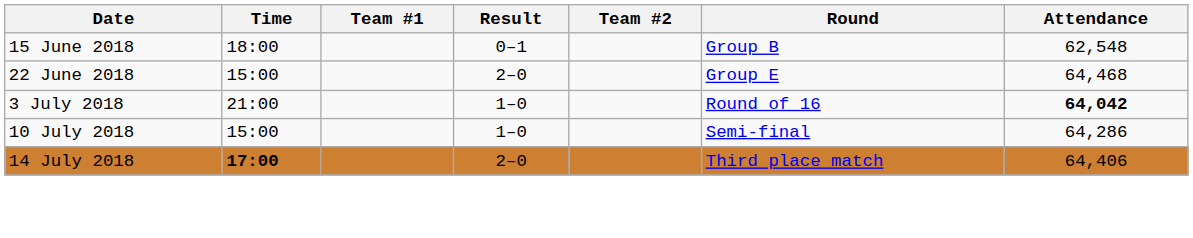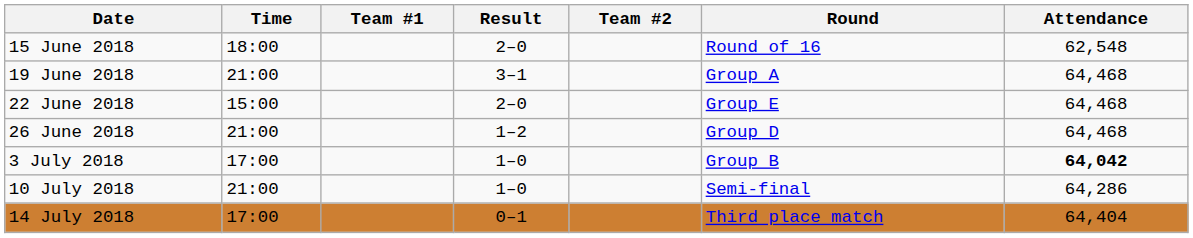(511, 47) 0–1 -> (511, 47) 2–0
(742, 47) Group B -> (763, 47) Round of 16
+ row: (72, 76)
+ row: (72, 132)
(253, 104) 21:00 -> (253, 161) 17:00
(763, 104) Round of 16 -> (742, 161) Group B
(253, 132) 15:00 -> (253, 189) 21:00
(253, 161) bold -> (253, 218) normal
(511, 161) 2–0 -> (511, 218) 0–1
(1096, 161) 64,406 -> (1096, 218) 64,404
